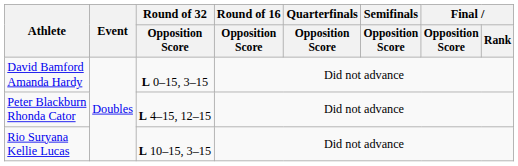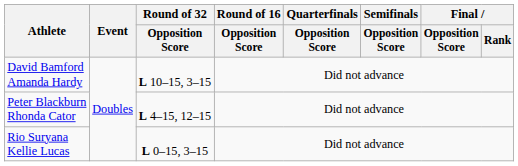(175, 82) L 0–15, 3–15 -> (175, 82) L 10–15, 3–15
(175, 151) L 10–15, 3–15 -> (175, 151) L 0–15, 3–15
